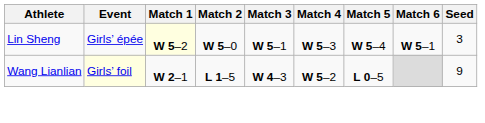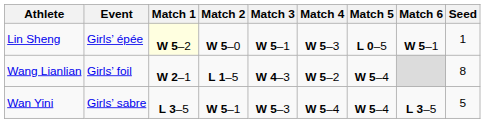(368, 46) W 5–4 -> (372, 46) L 0–5
(460, 39) 3 -> (463, 39) 1
(109, 71) lightyellow background -> (109, 71) no background
(368, 78) L 0–5 -> (372, 78) W 5–4
(460, 71) 9 -> (463, 71) 8
+ row: (30, 103)
